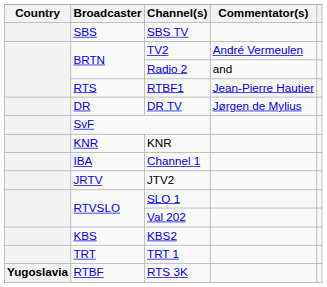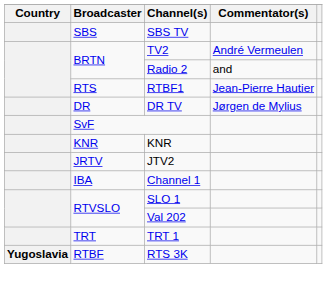rows swapped: (174, 161) <-> (161, 180)
- row: (162, 236)
